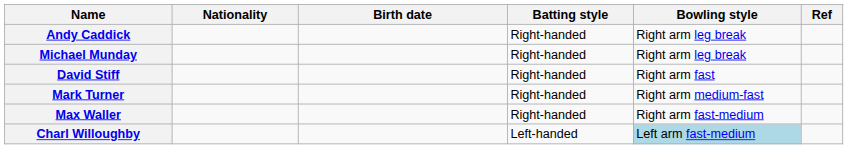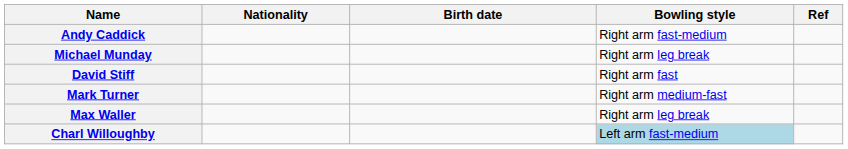- column: (570, 15)
(691, 35) Right arm leg break -> (663, 35) Right arm fast-medium
(700, 114) Right arm fast-medium -> (654, 114) Right arm leg break
